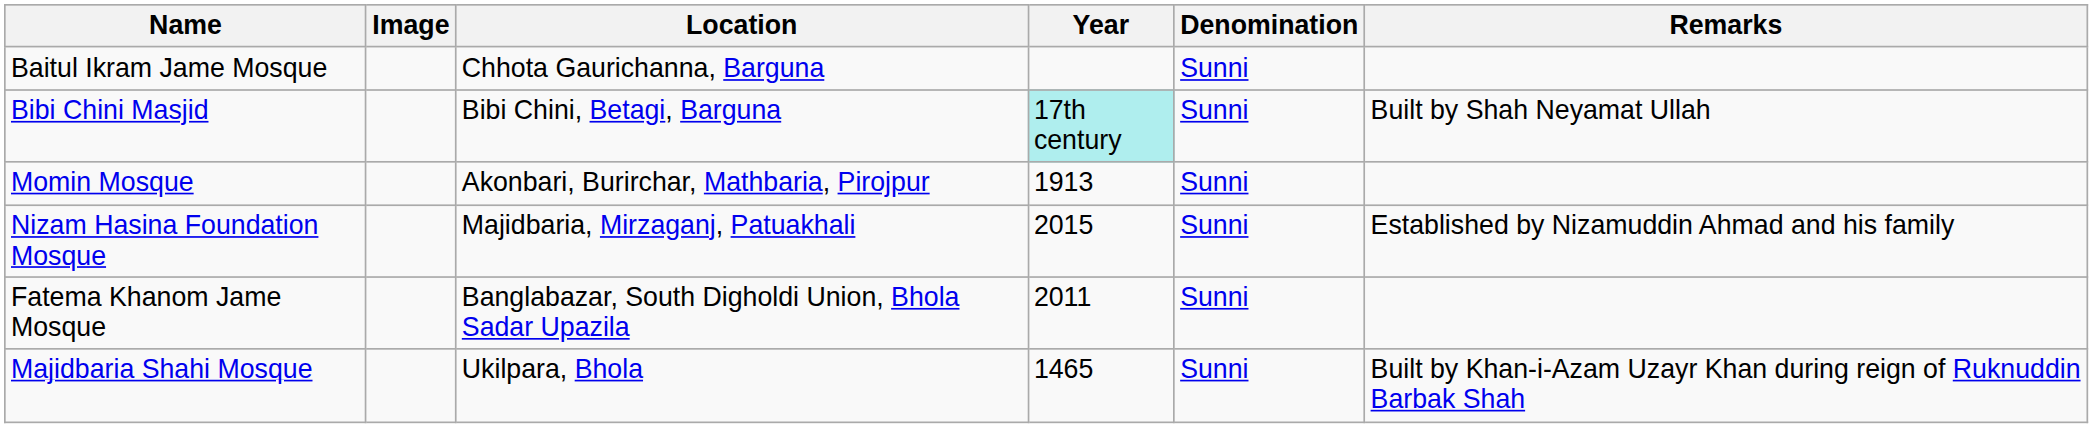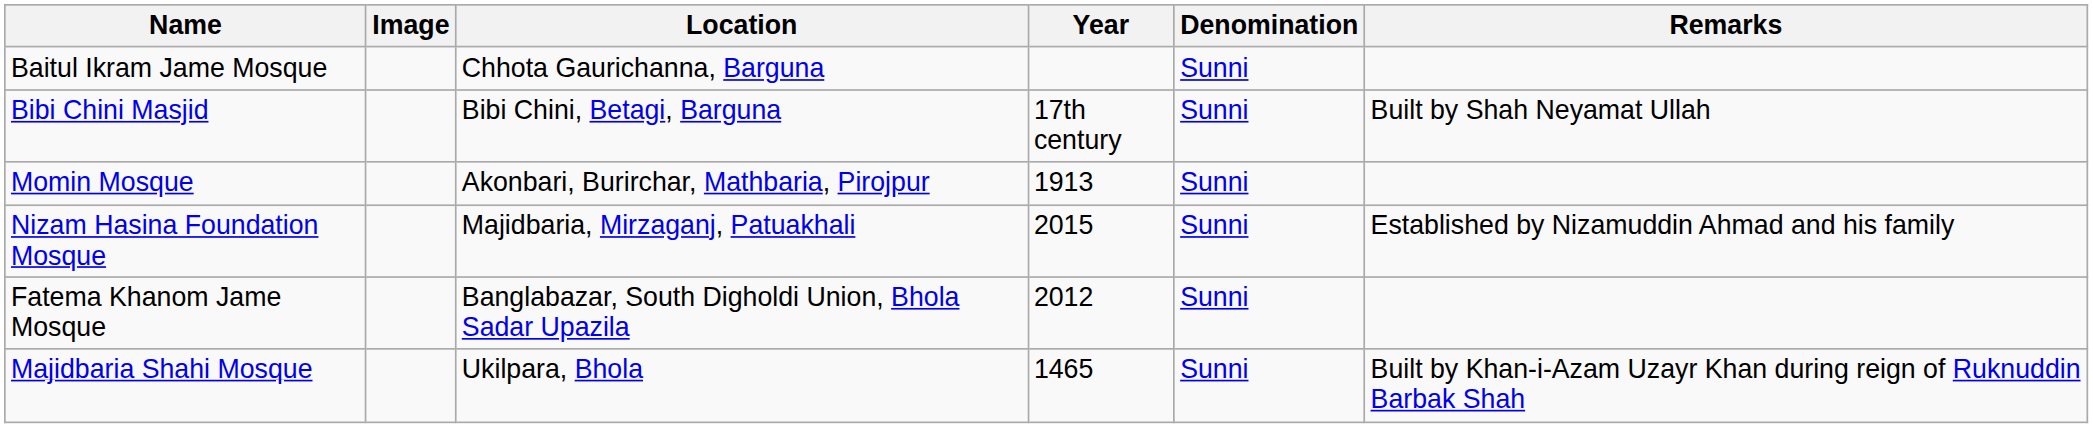(1078, 125) paleturquoise background -> (1078, 125) no background
(1063, 297) 2011 -> (1064, 297) 2012
